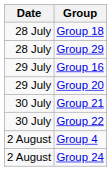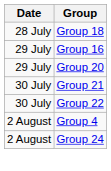- row: (80, 49)
